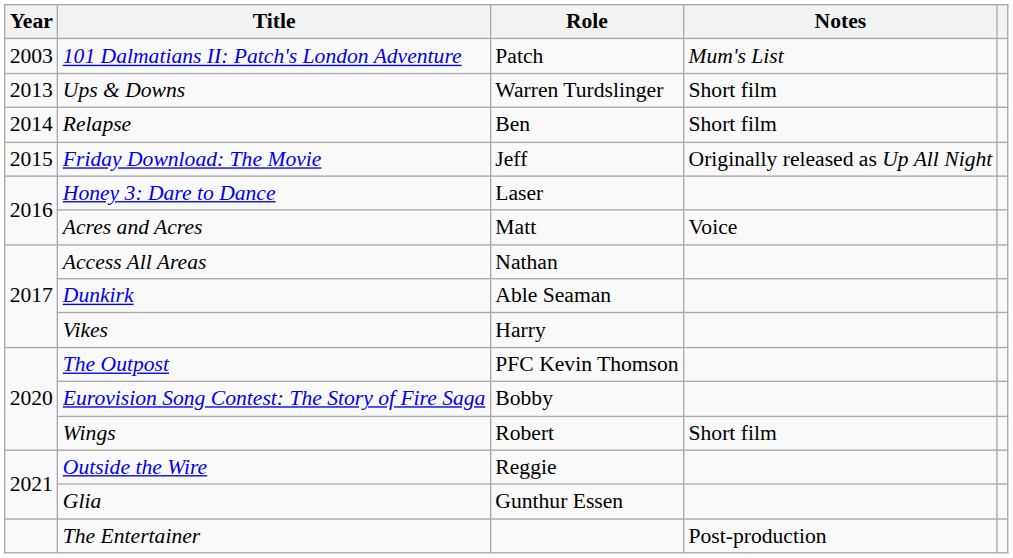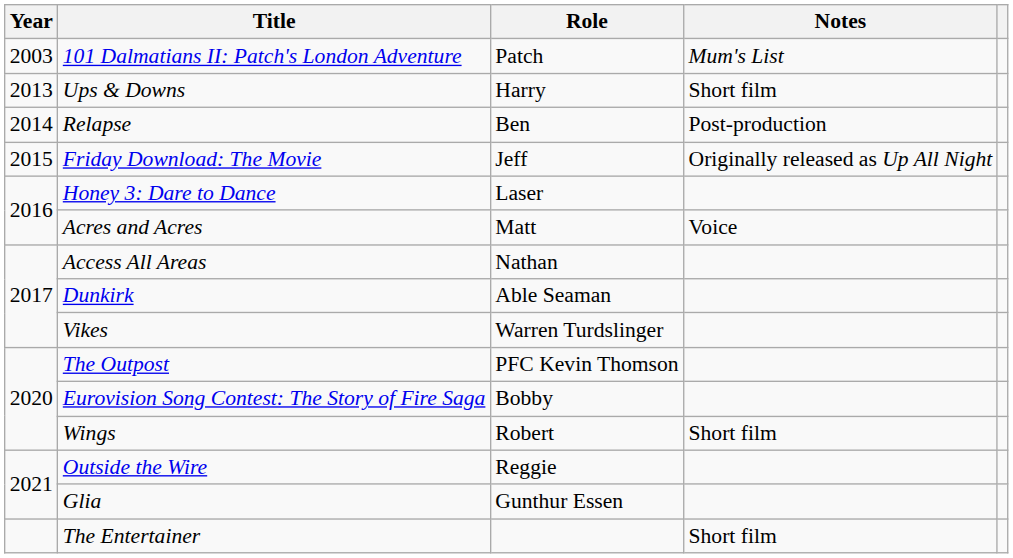(579, 90) Warren Turdslinger -> (521, 90) Harry
(733, 124) Short film -> (758, 124) Post-production
(521, 329) Harry -> (579, 329) Warren Turdslinger
(758, 535) Post-production -> (733, 535) Short film
